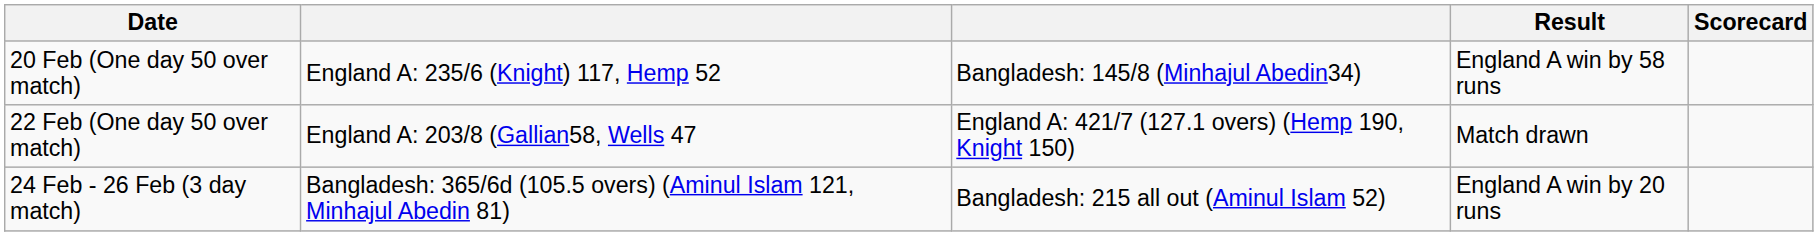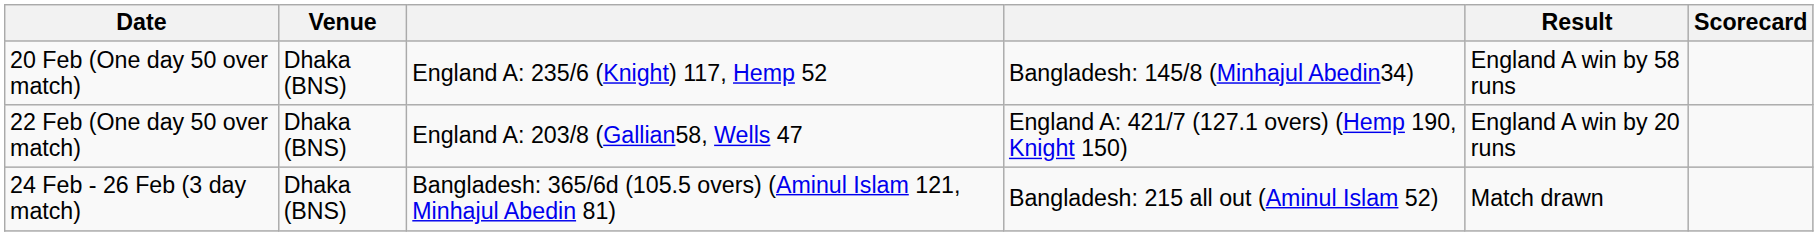+ column: (343, 22)
(1522, 135) Match drawn -> (1575, 135) England A win by 20 runs
(1560, 198) England A win by 20 runs -> (1537, 198) Match drawn
